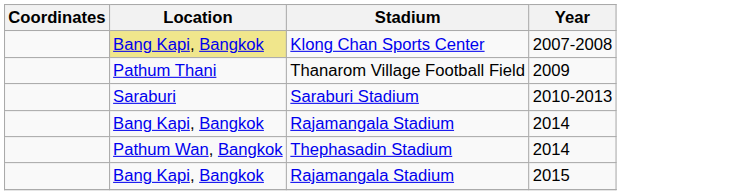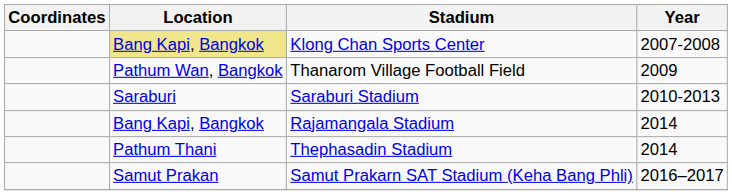(165, 70) Pathum Thani -> (198, 70) Pathum Wan, Bangkok
(198, 149) Pathum Wan, Bangkok -> (165, 149) Pathum Thani
- row: (372, 176)
+ row: (462, 176)
